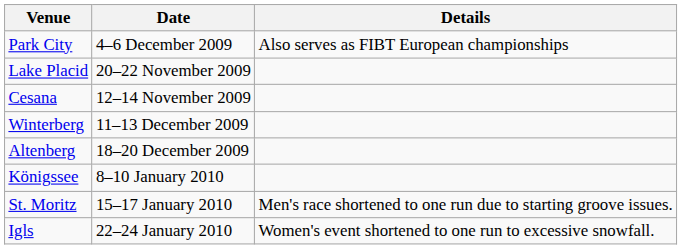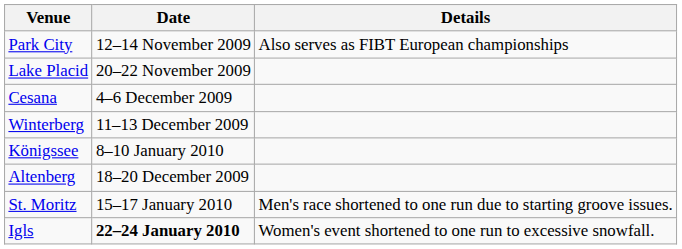(164, 44) 4–6 December 2009 -> (173, 44) 12–14 November 2009
(173, 97) 12–14 November 2009 -> (164, 97) 4–6 December 2009
rows swapped: (42, 151) <-> (43, 177)
(164, 230) normal -> (168, 230) bold
